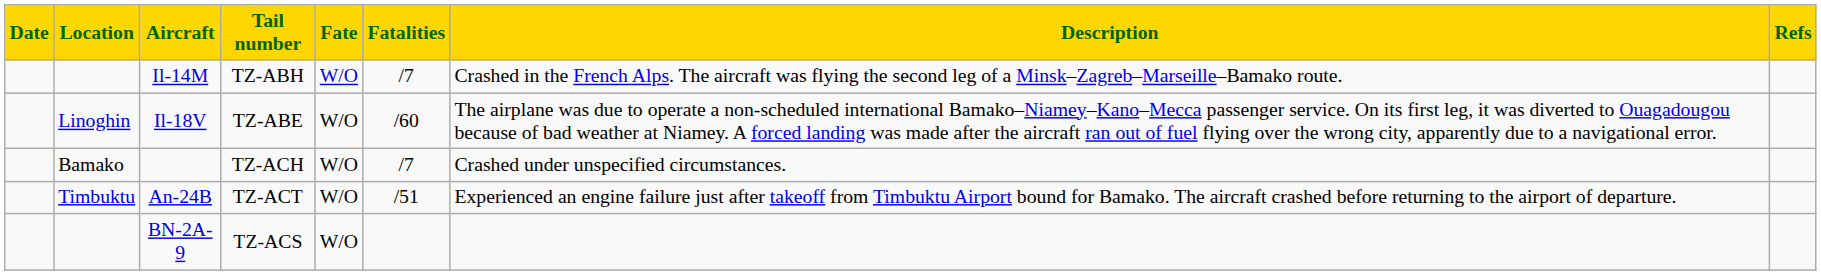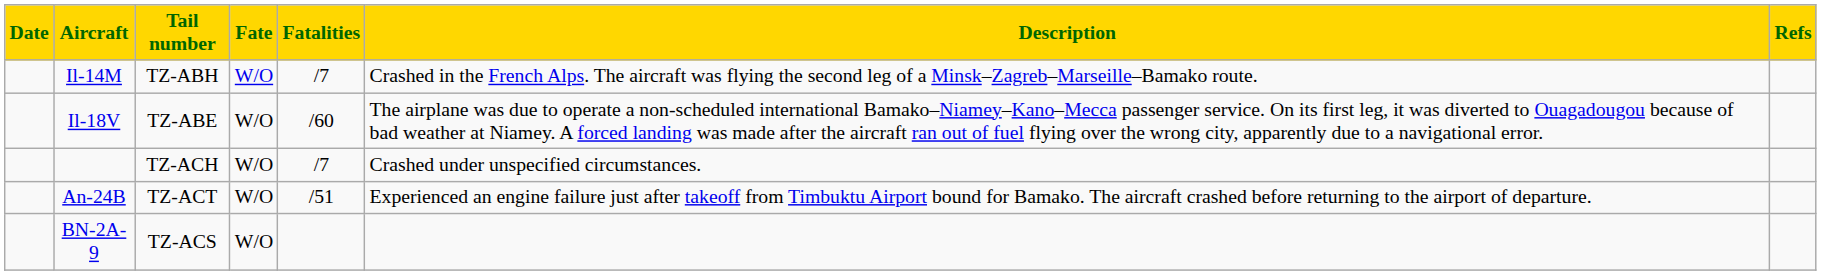- column: (97, 31)
